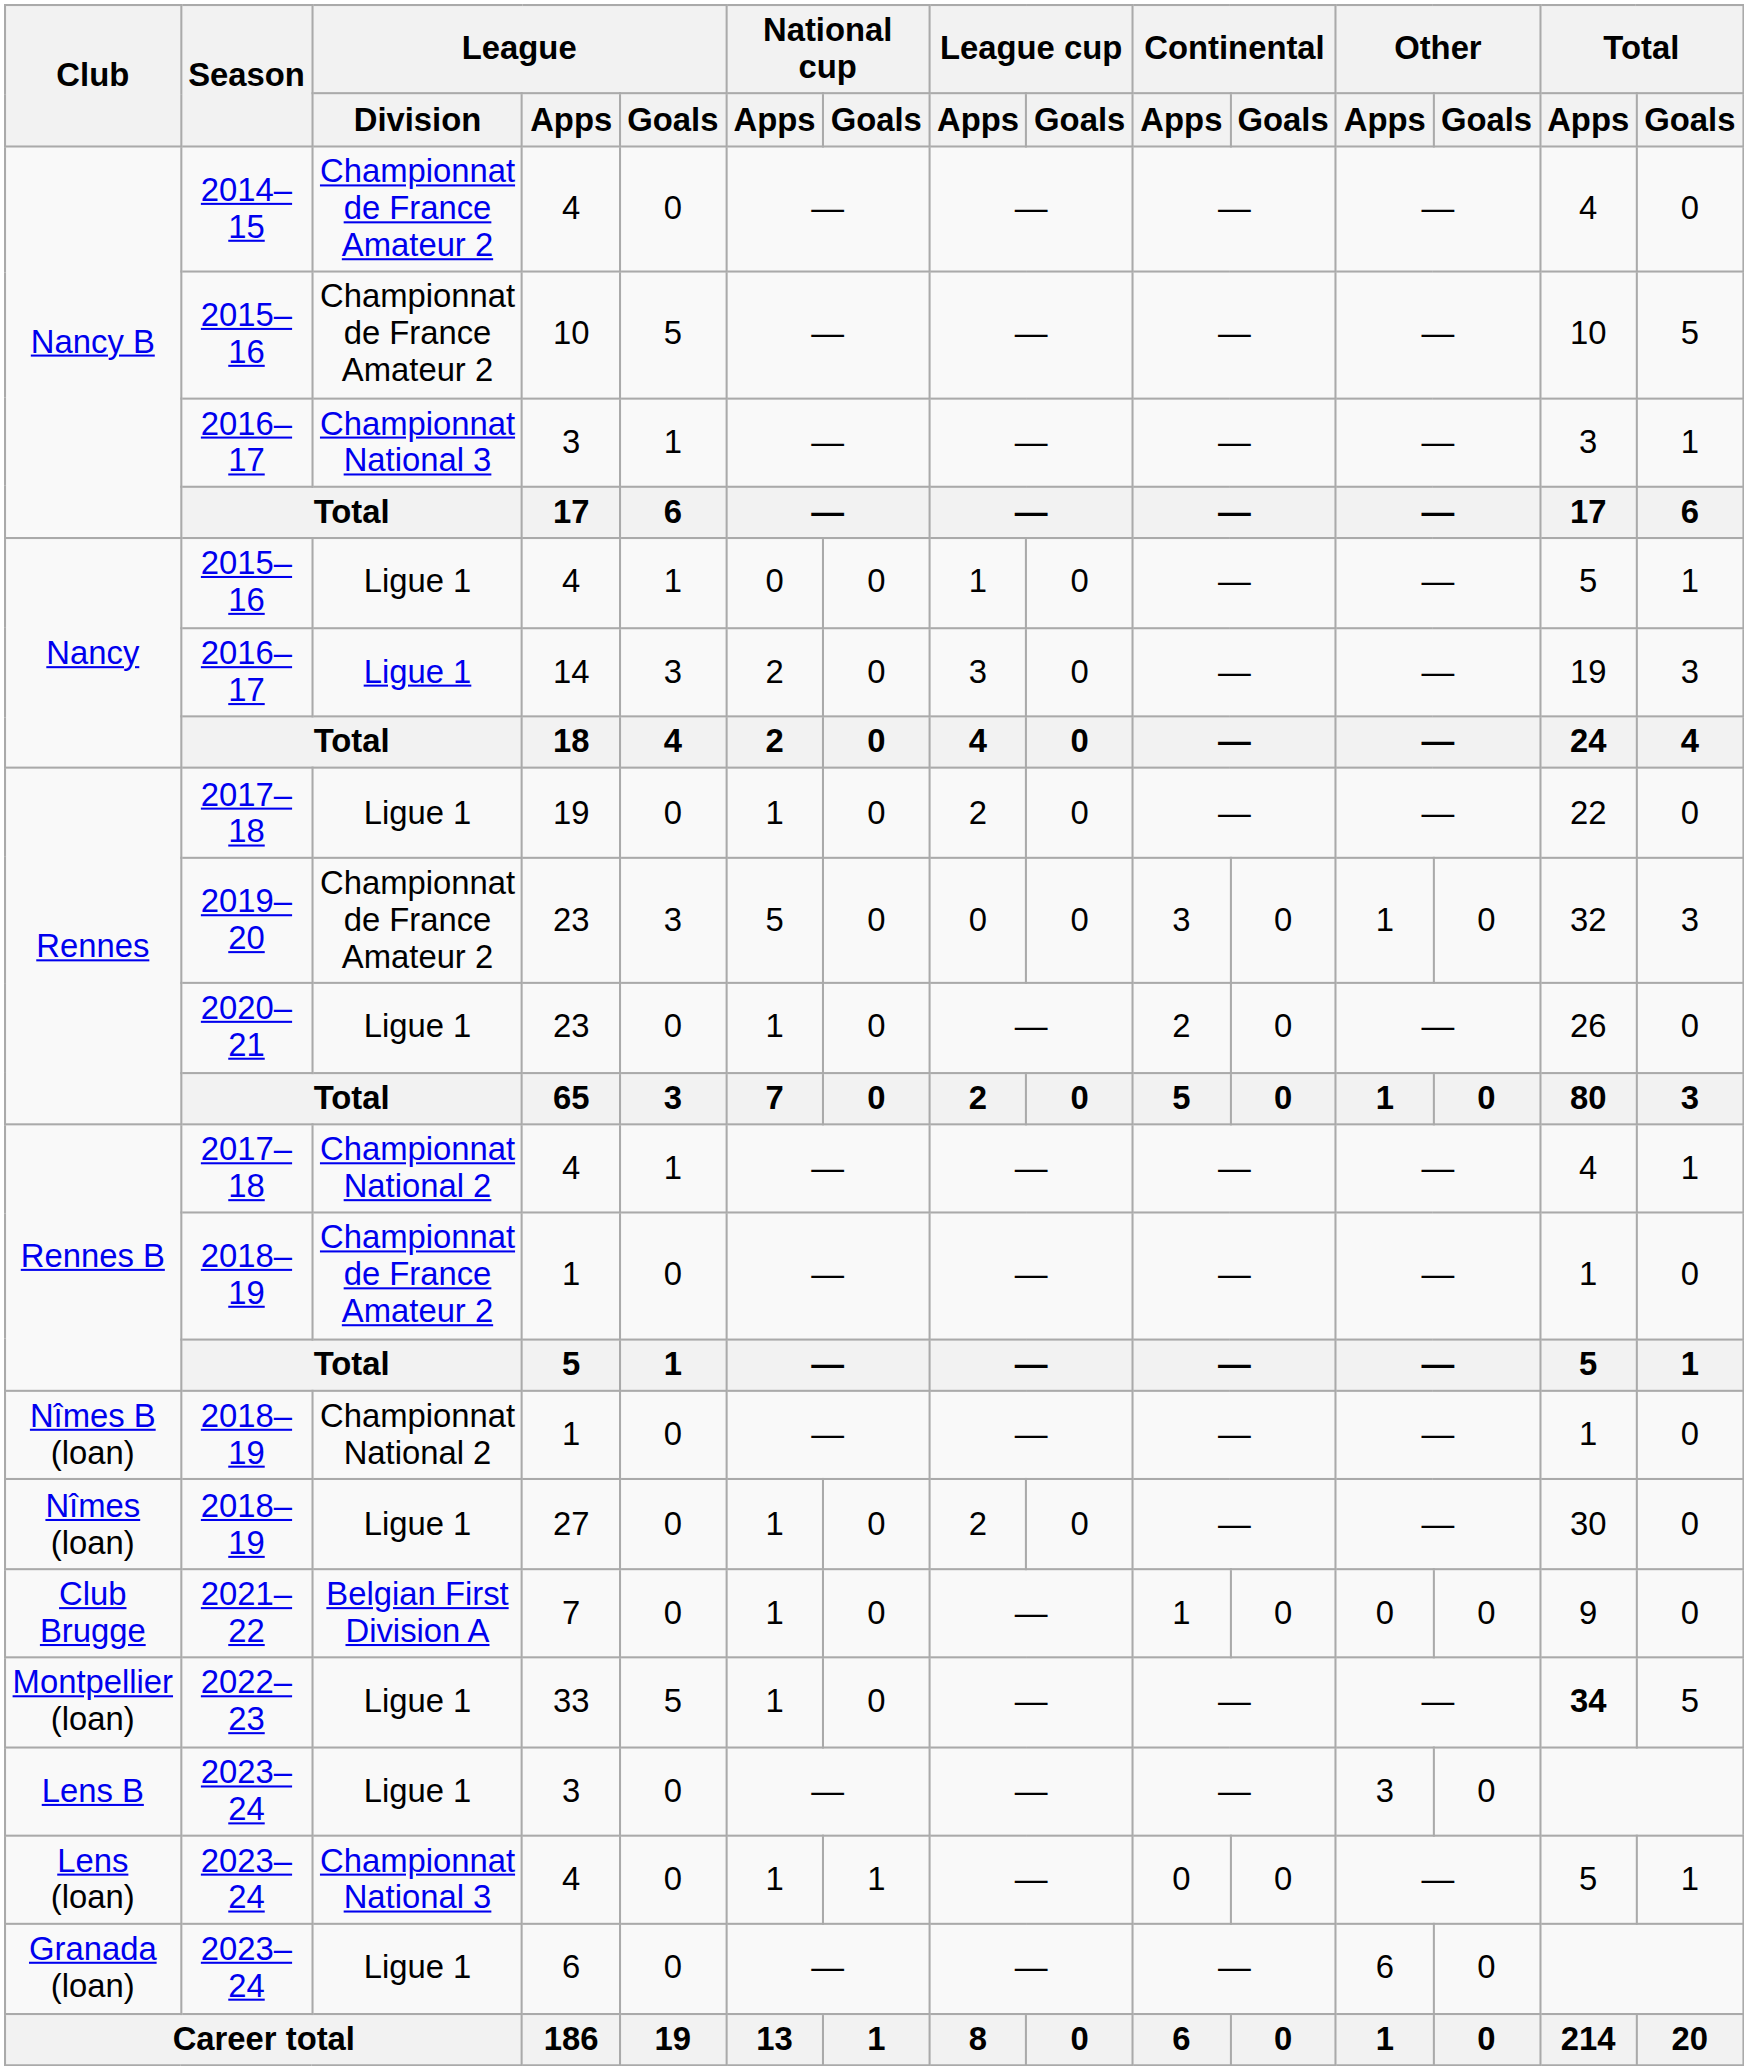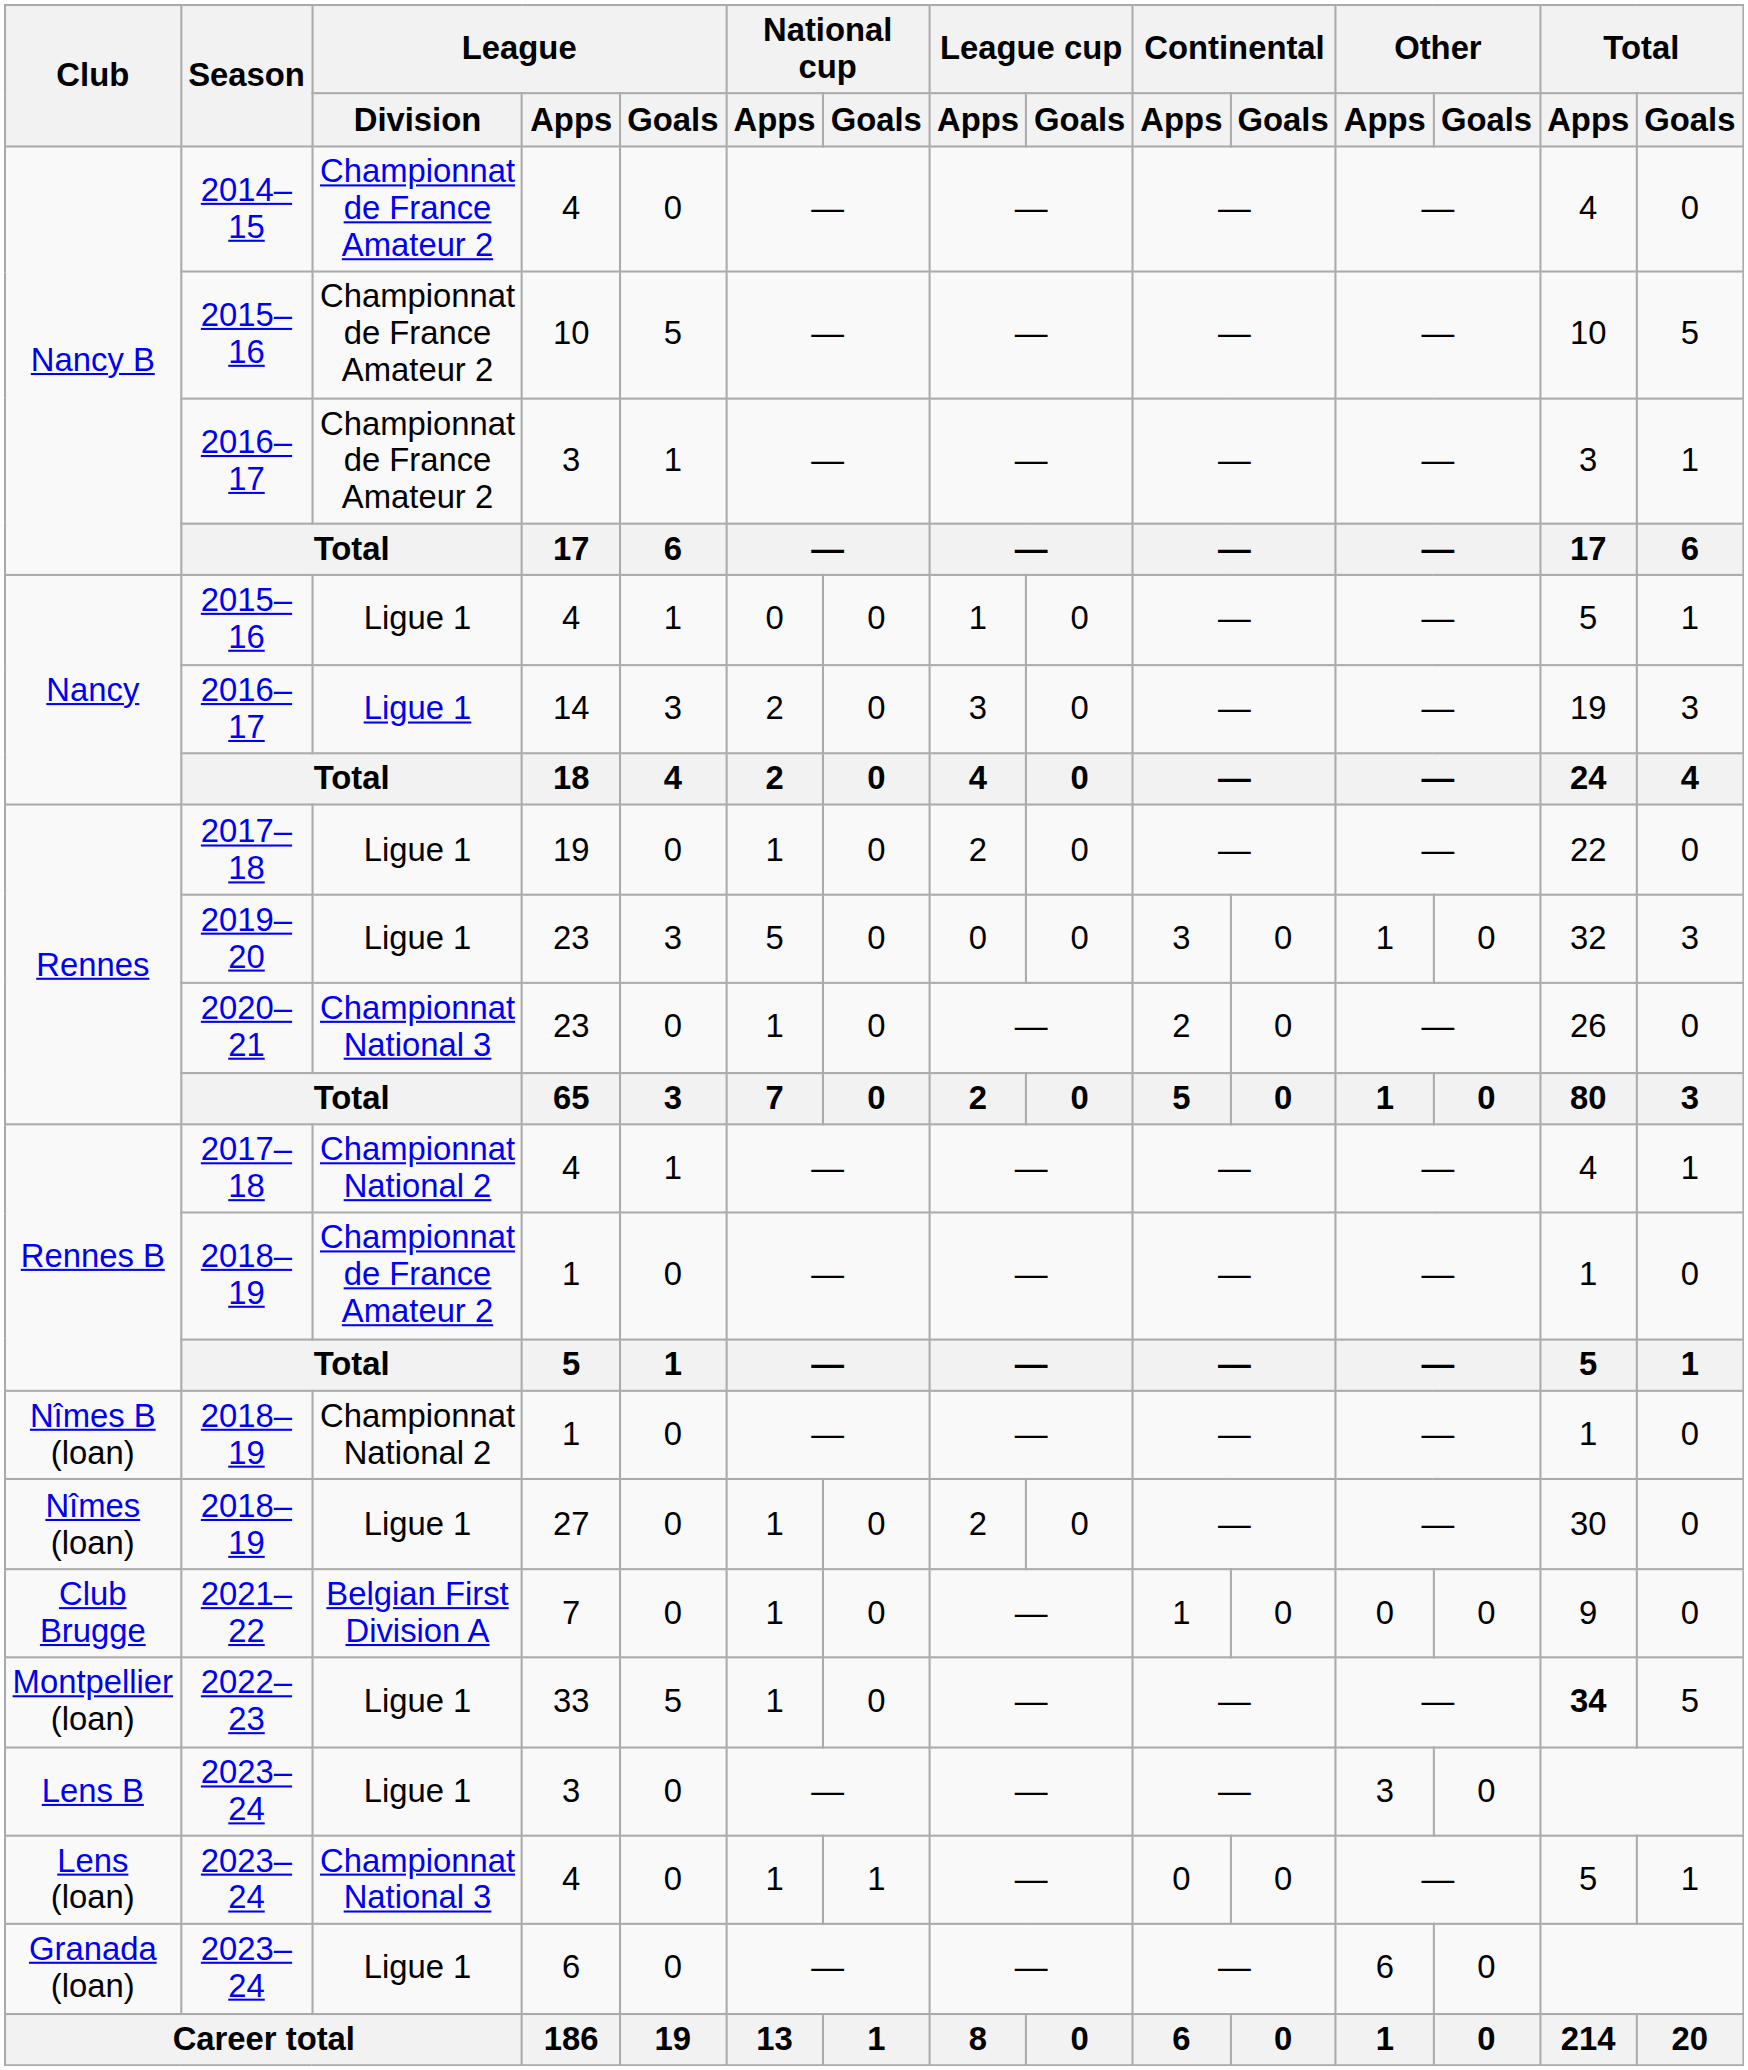(418, 441) Championnat National 3 -> (418, 459) Championnat de France Amateur 2
(418, 919) Championnat de France Amateur 2 -> (417, 938) Ligue 1
(417, 1027) Ligue 1 -> (418, 1027) Championnat National 3
